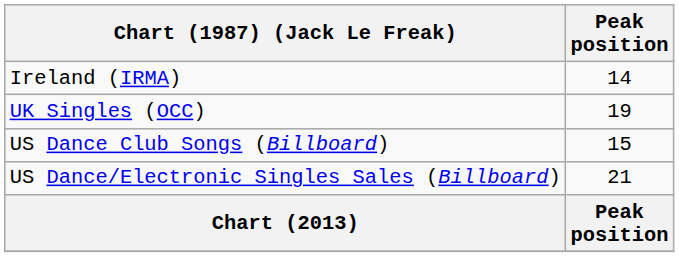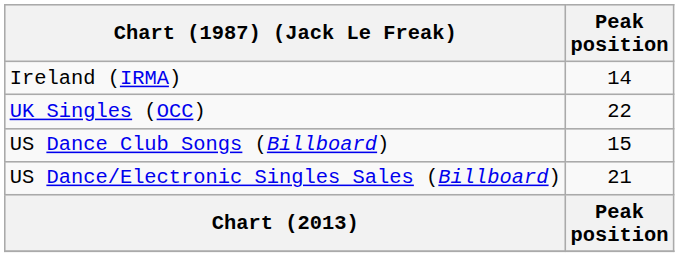(620, 111) 19 -> (620, 111) 22
